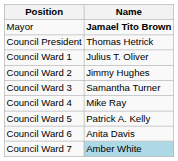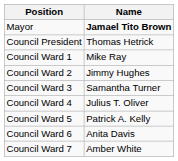(117, 57) Julius T. Oliver -> (106, 57) Mike Ray
(106, 103) Mike Ray -> (117, 103) Julius T. Oliver
(114, 149) lightblue background -> (114, 149) no background
